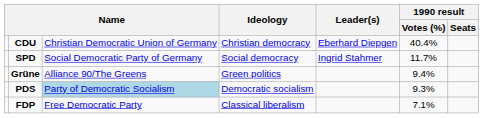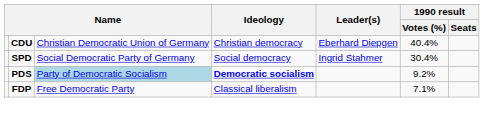(424, 58) 11.7% -> (424, 58) 30.4%
- row: (25, 74)
(267, 89) normal -> (264, 74) bold
(424, 89) 9.3% -> (424, 74) 9.2%
